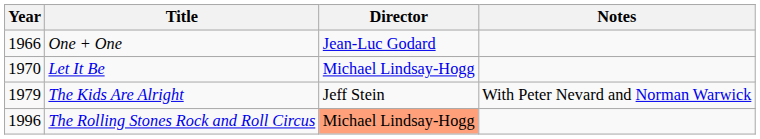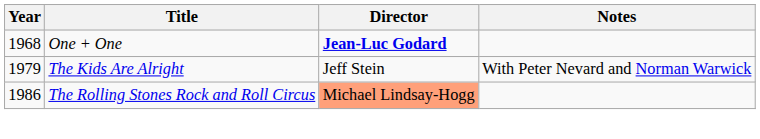(25, 43) 1966 -> (25, 43) 1968
(379, 43) normal -> (385, 43) bold
- row: (77, 69)
(25, 120) 1996 -> (25, 95) 1986
